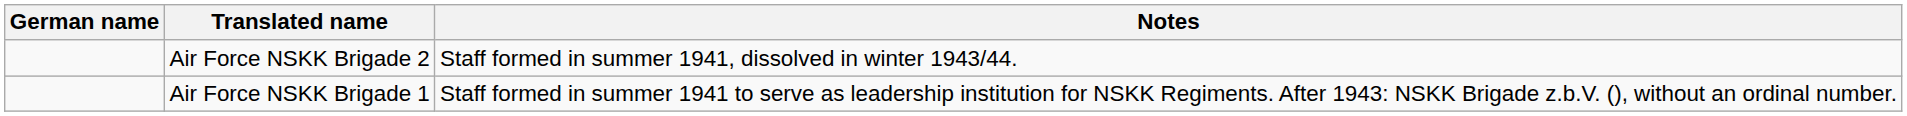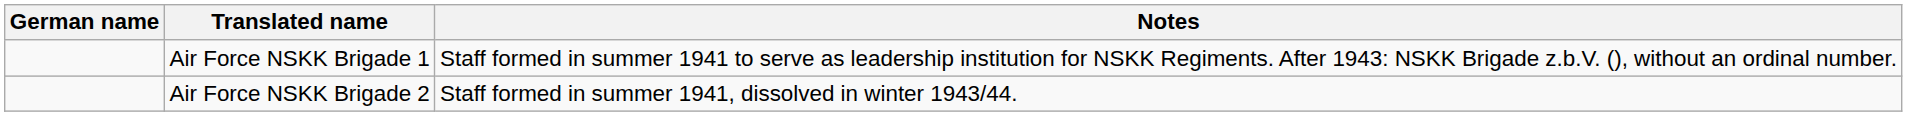rows swapped: (300, 93) <-> (300, 57)
